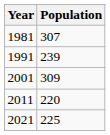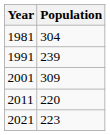(50, 36) 307 -> (50, 36) 304
(50, 120) 225 -> (50, 120) 223
